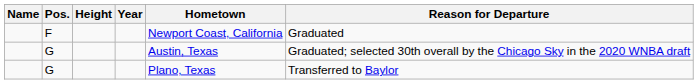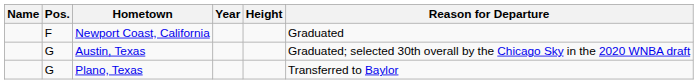columns swapped: (94, 14) <-> (215, 14)
